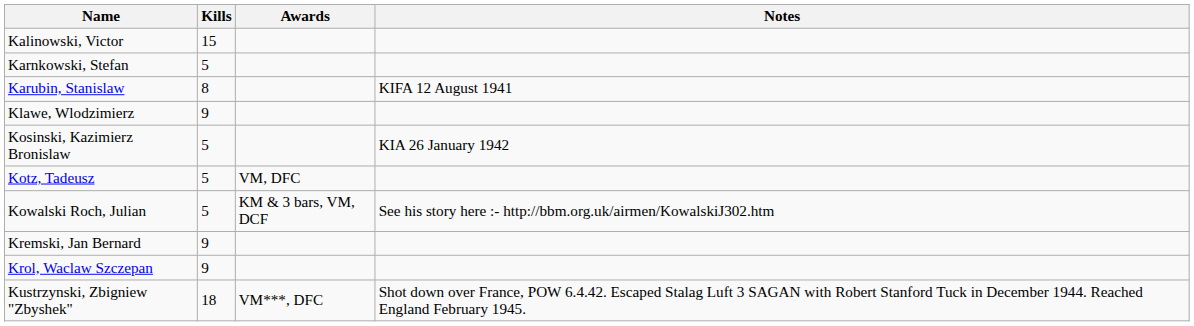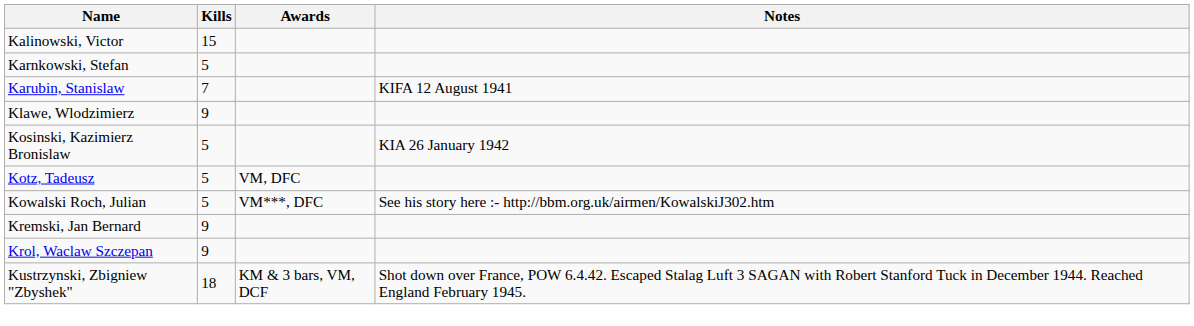(205, 88) 8 -> (205, 88) 7
(297, 210) KM & 3 bars, VM, DCF -> (281, 202) VM***, DFC
(281, 300) VM***, DFC -> (297, 283) KM & 3 bars, VM, DCF
